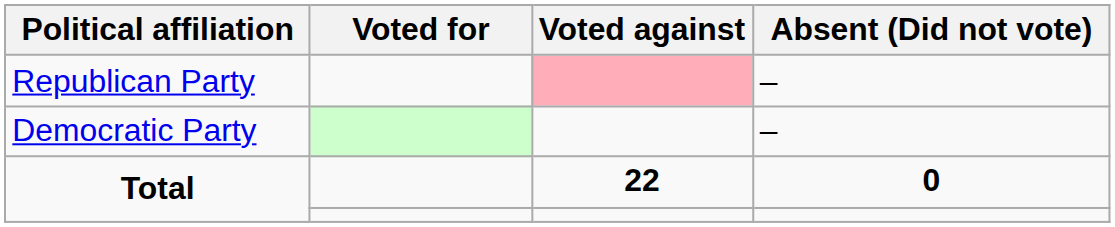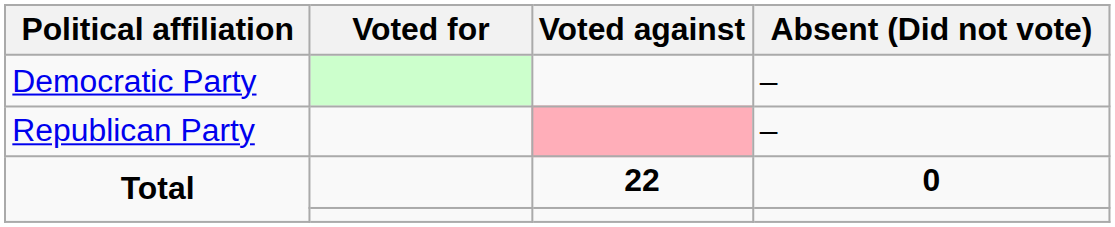rows swapped: (134, 130) <-> (134, 80)
